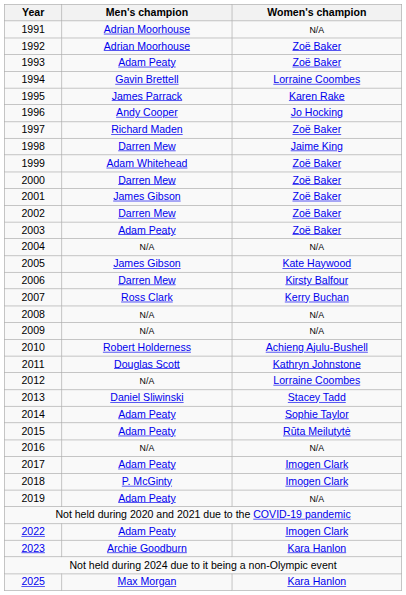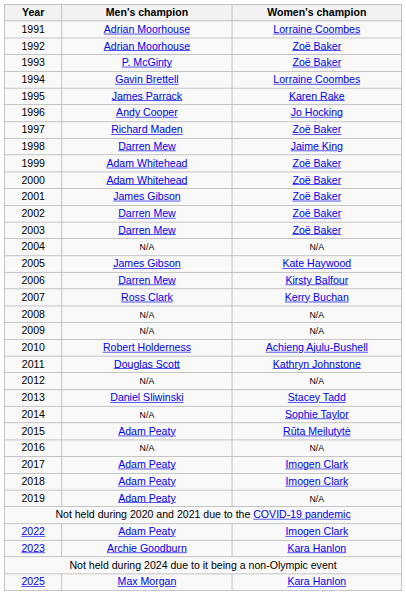(317, 30) N/A -> (317, 29) Lorraine Coombes
(147, 63) Adam Peaty -> (147, 63) P. McGinty
(147, 180) Darren Mew -> (147, 180) Adam Whitehead
(147, 230) Adam Peaty -> (147, 230) Darren Mew
(317, 381) Lorraine Coombes -> (317, 381) N/A
(147, 414) Adam Peaty -> (147, 415) N/A
(147, 481) P. McGinty -> (147, 481) Adam Peaty
